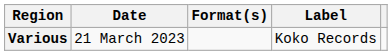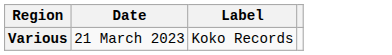- column: (230, 16)
